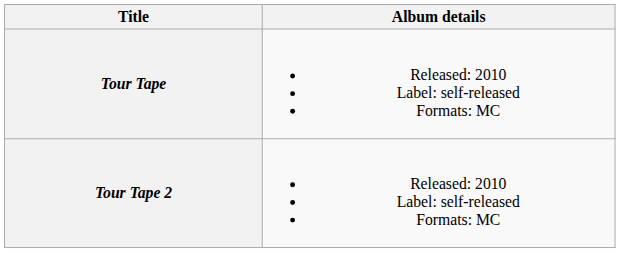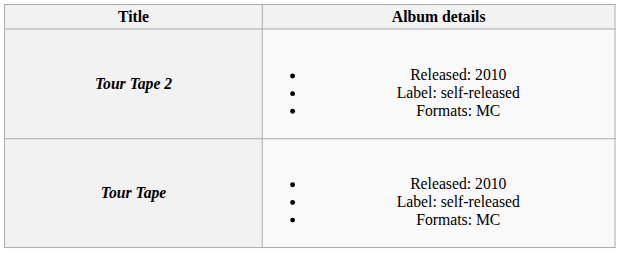rows swapped: (134, 83) <-> (134, 193)
